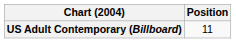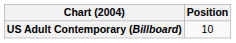(207, 29) 11 -> (207, 29) 10
